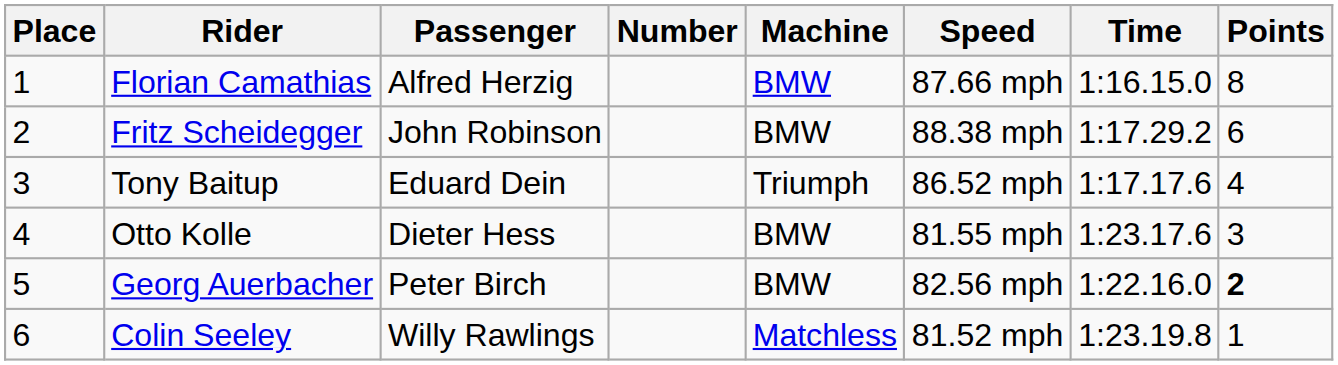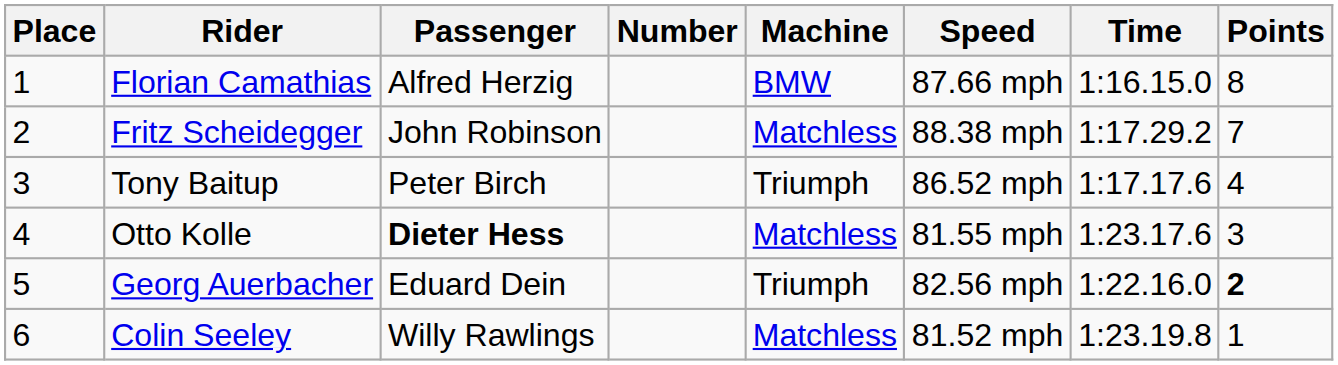(792, 132) BMW -> (825, 132) Matchless
(1236, 132) 6 -> (1236, 132) 7
(477, 183) Eduard Dein -> (467, 183) Peter Birch
(472, 234) normal -> (476, 234) bold
(792, 234) BMW -> (825, 234) Matchless
(467, 284) Peter Birch -> (477, 284) Eduard Dein
(792, 284) BMW -> (811, 284) Triumph
